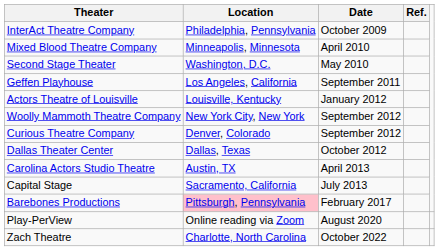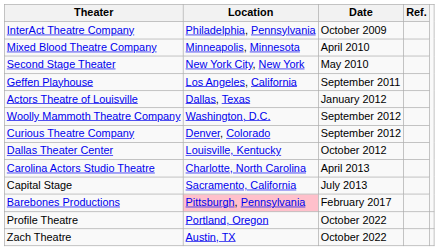(228, 64) Washington, D.C. -> (245, 64) New York City, New York
(233, 99) Louisville, Kentucky -> (218, 99) Dallas, Texas
(245, 116) New York City, New York -> (228, 116) Washington, D.C.
(218, 151) Dallas, Texas -> (233, 151) Louisville, Kentucky
(211, 168) Austin, TX -> (246, 168) Charlotte, North Carolina
- row: (39, 220)
+ row: (42, 220)
(246, 237) Charlotte, North Carolina -> (211, 237) Austin, TX
